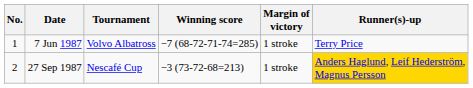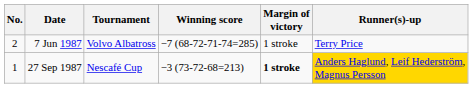(15, 44) 1 -> (15, 44) 2
(15, 68) 2 -> (15, 68) 1
(280, 68) normal -> (282, 68) bold
